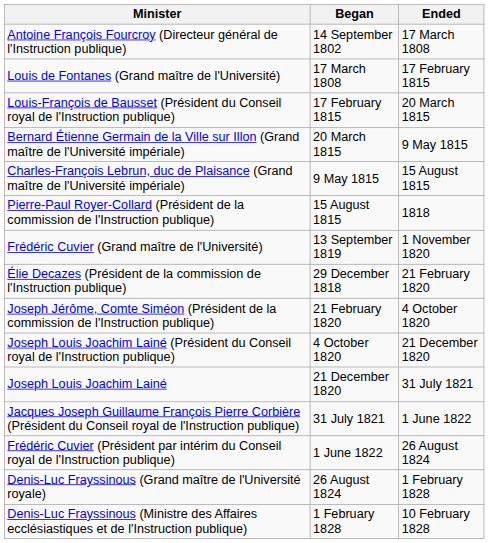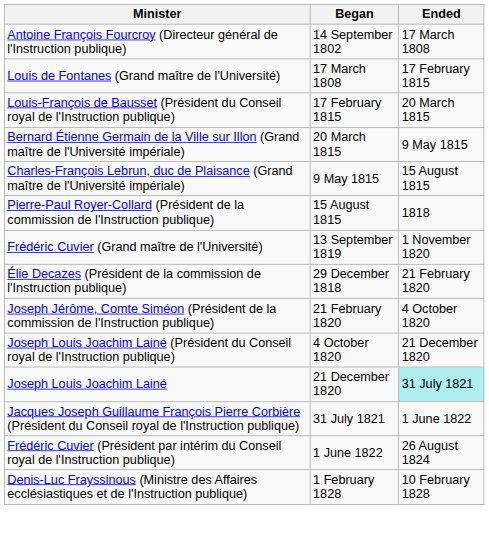(438, 384) no background -> (438, 384) paleturquoise background
- row: (154, 487)
